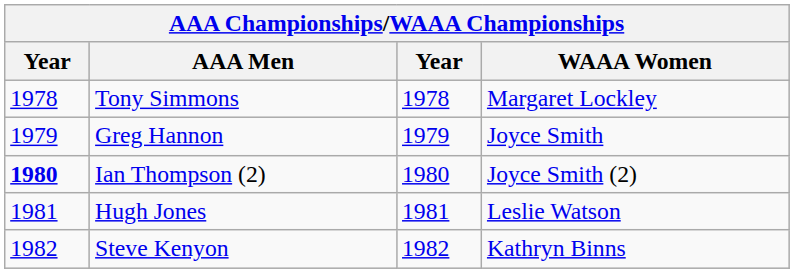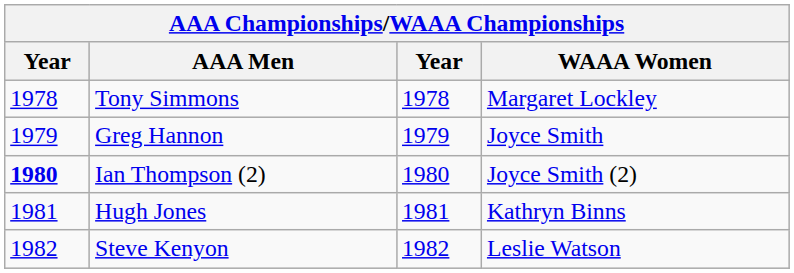(554, 211) Leslie Watson -> (556, 211) Kathryn Binns
(556, 248) Kathryn Binns -> (554, 248) Leslie Watson
